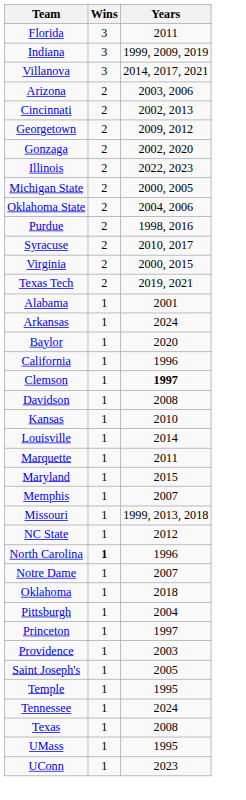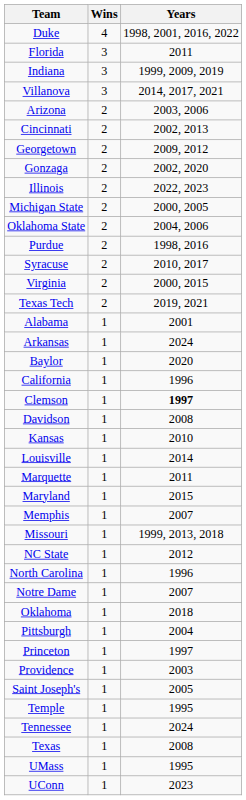+ row: (46, 33)
(104, 554) bold -> (104, 573) normal
